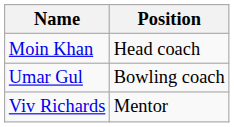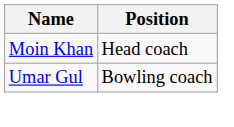- row: (57, 106)
